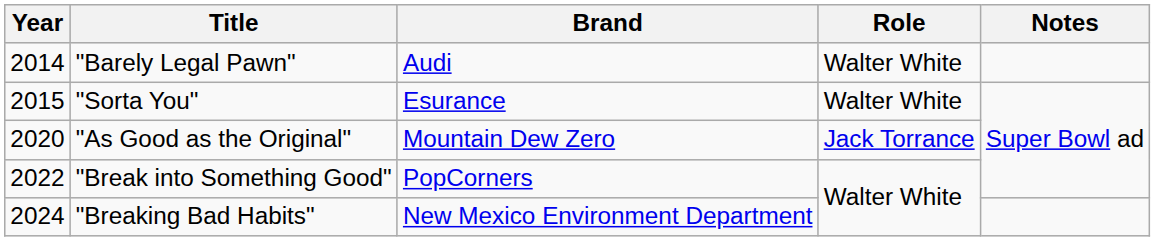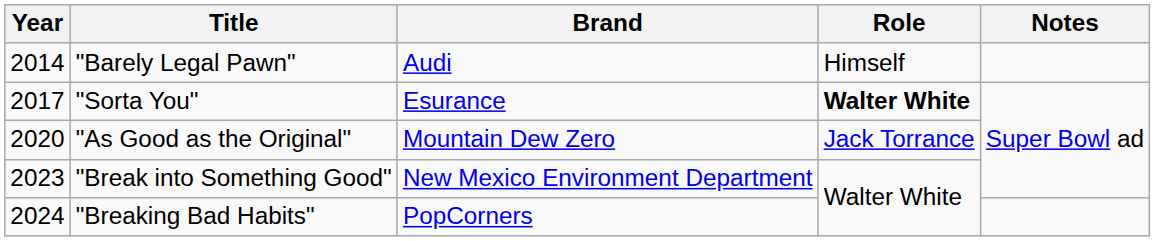(893, 62) Walter White -> (864, 62) Himself
(37, 100) 2015 -> (37, 100) 2017
(893, 100) normal -> (897, 100) bold
(37, 178) 2022 -> (37, 178) 2023
(468, 178) PopCorners -> (608, 178) New Mexico Environment Department
(608, 216) New Mexico Environment Department -> (468, 216) PopCorners
